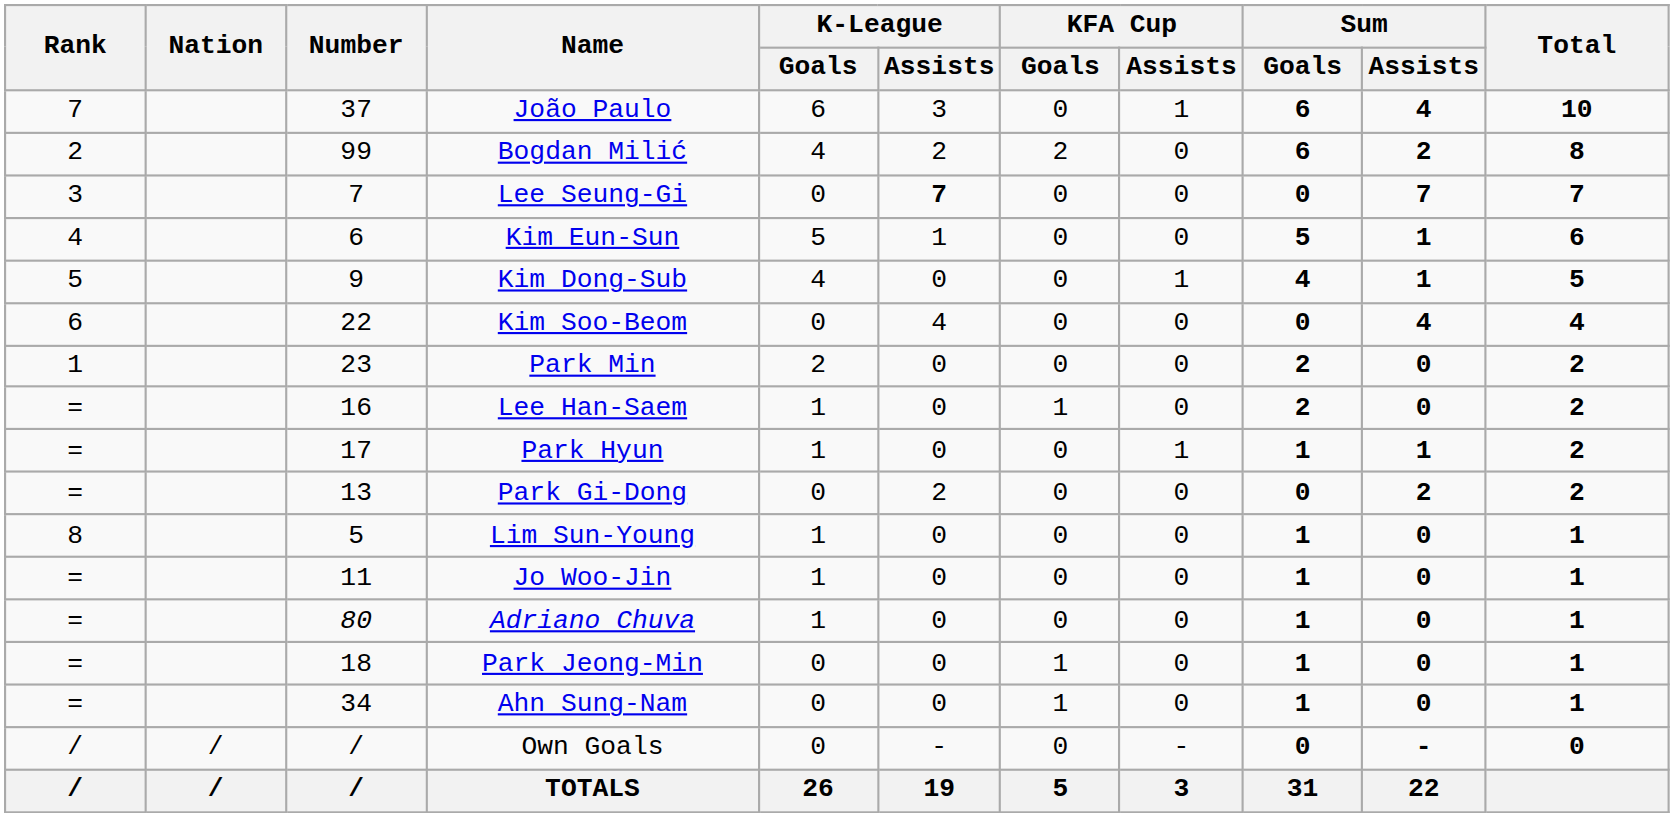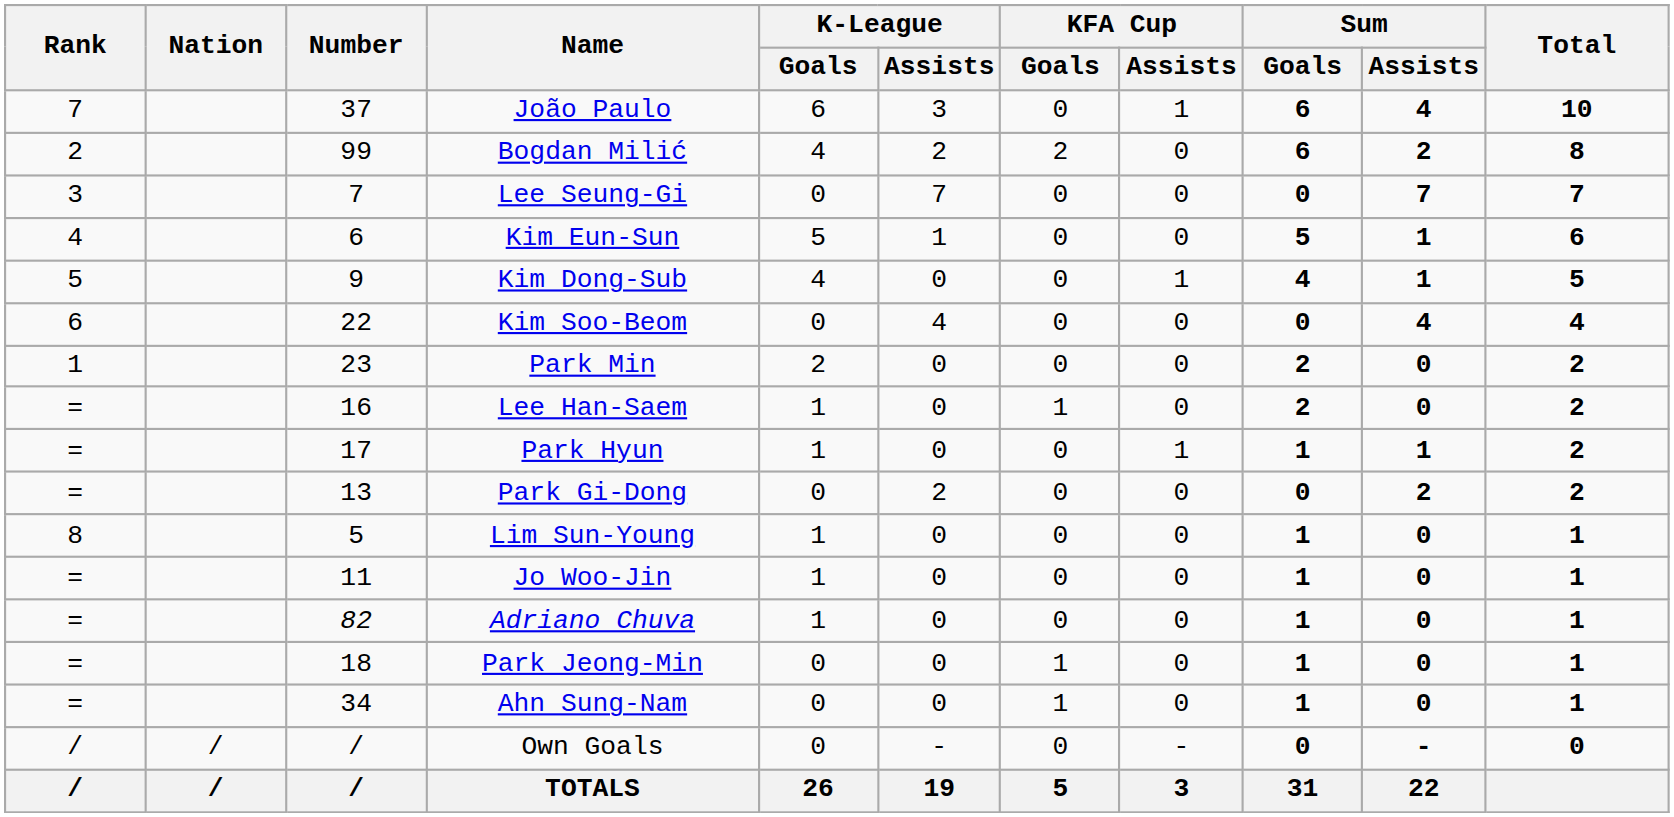(939, 197) bold -> (939, 197) normal
(356, 621) 80 -> (356, 621) 82
